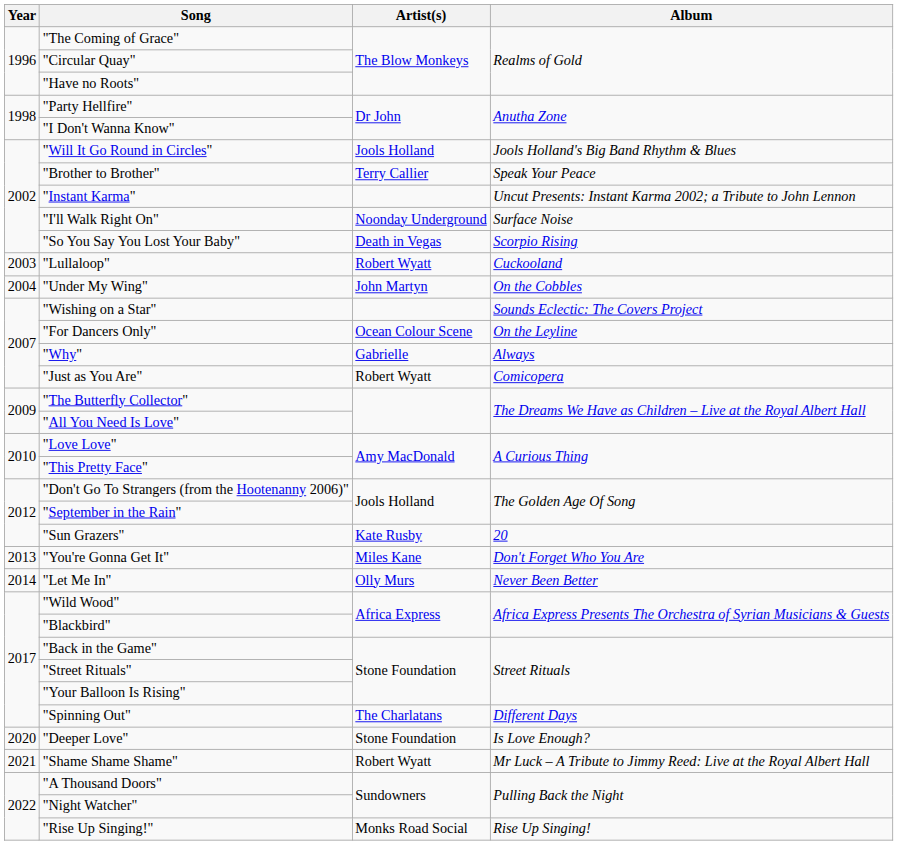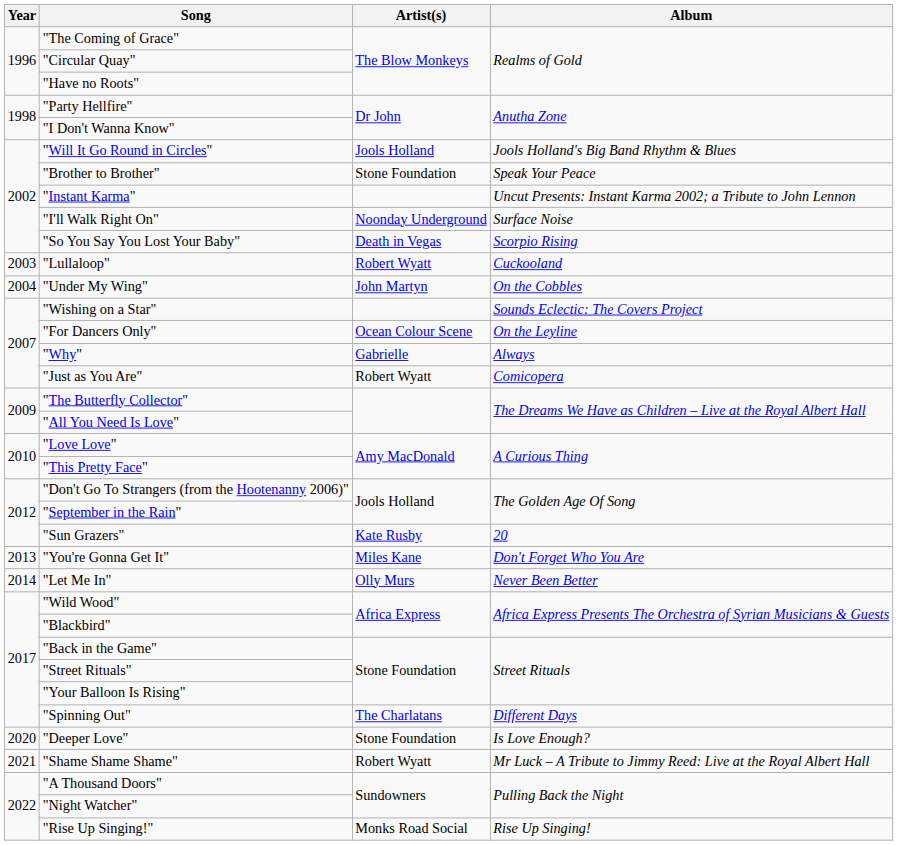(392, 173) Terry Callier -> (406, 173) Stone Foundation
